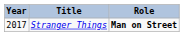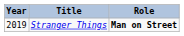(17, 25) 2017 -> (17, 25) 2019
